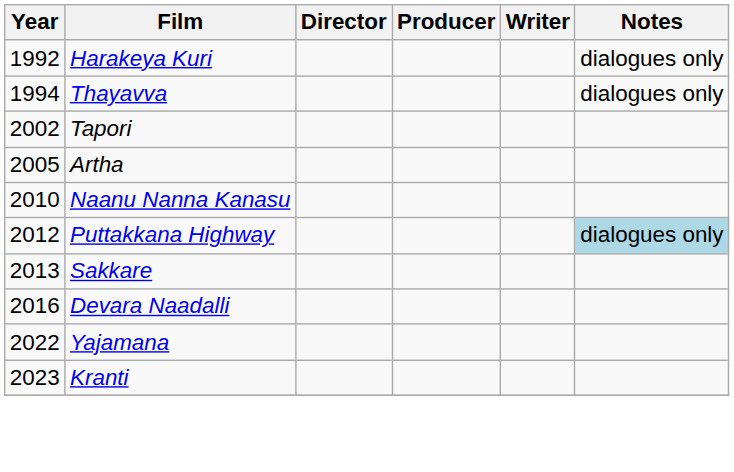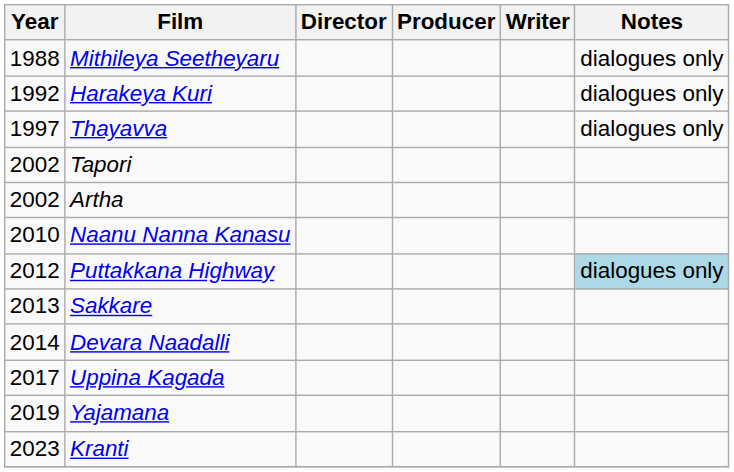+ row: (175, 57)
(35, 93) 1994 -> (35, 128) 1997
(35, 164) 2005 -> (35, 199) 2002
(35, 306) 2016 -> (35, 341) 2014
+ row: (147, 377)
(35, 341) 2022 -> (35, 413) 2019
